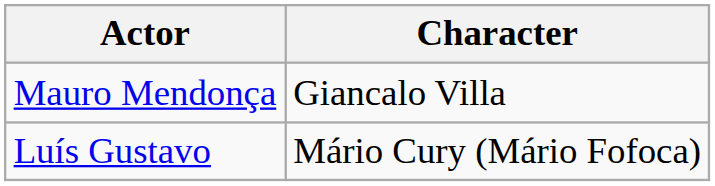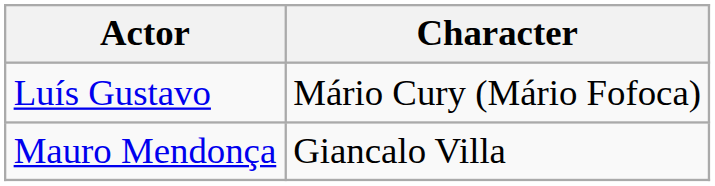rows swapped: (112, 150) <-> (145, 92)
